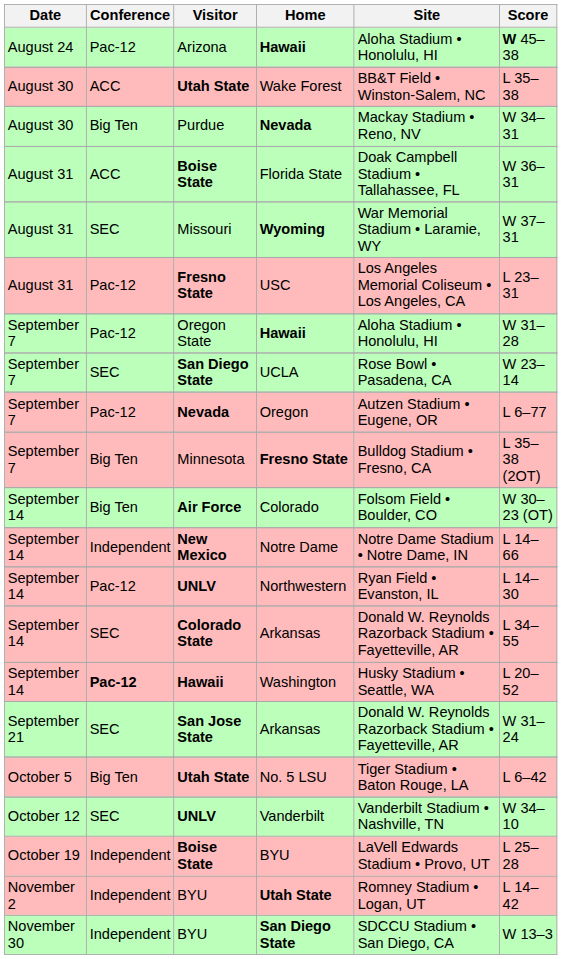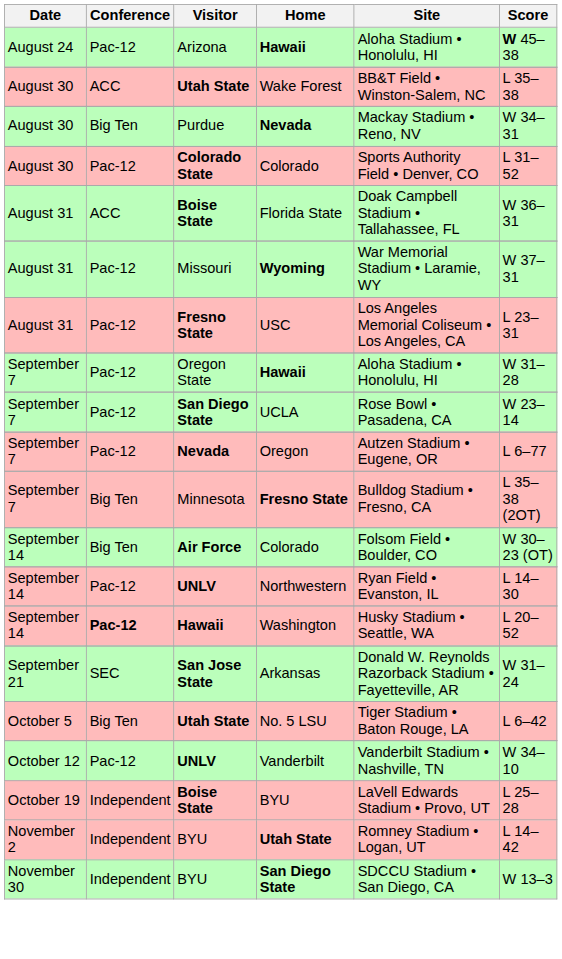+ row: (209, 165)
(105, 229) SEC -> (113, 269) Pac-12
(105, 372) SEC -> (113, 412) Pac-12
- row: (202, 547)
- row: (209, 634)
(105, 816) SEC -> (113, 760) Pac-12
